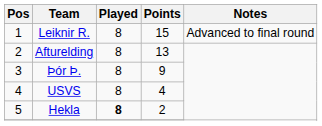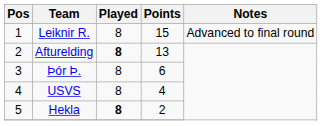(118, 52) normal -> (118, 52) bold
(162, 71) 9 -> (162, 71) 6
